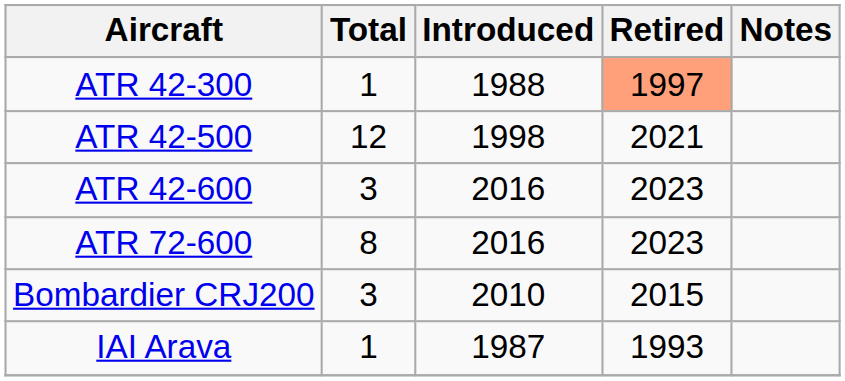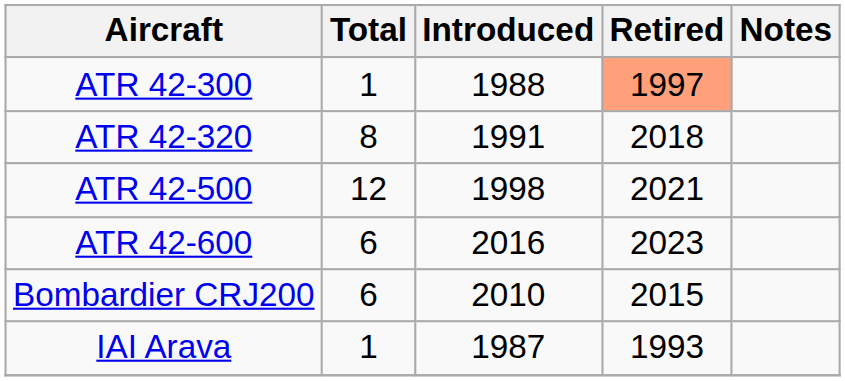+ row: (164, 136)
(368, 189) 3 -> (368, 242) 6
- row: (164, 242)
(368, 294) 3 -> (368, 294) 6
